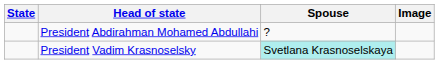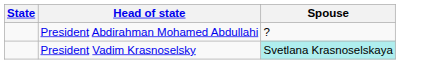- column: (415, 13)
